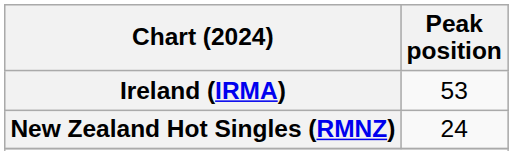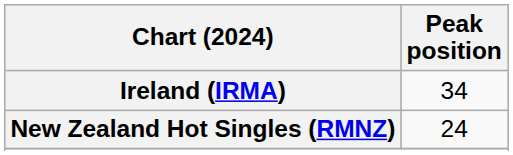(454, 90) 53 -> (454, 90) 34
